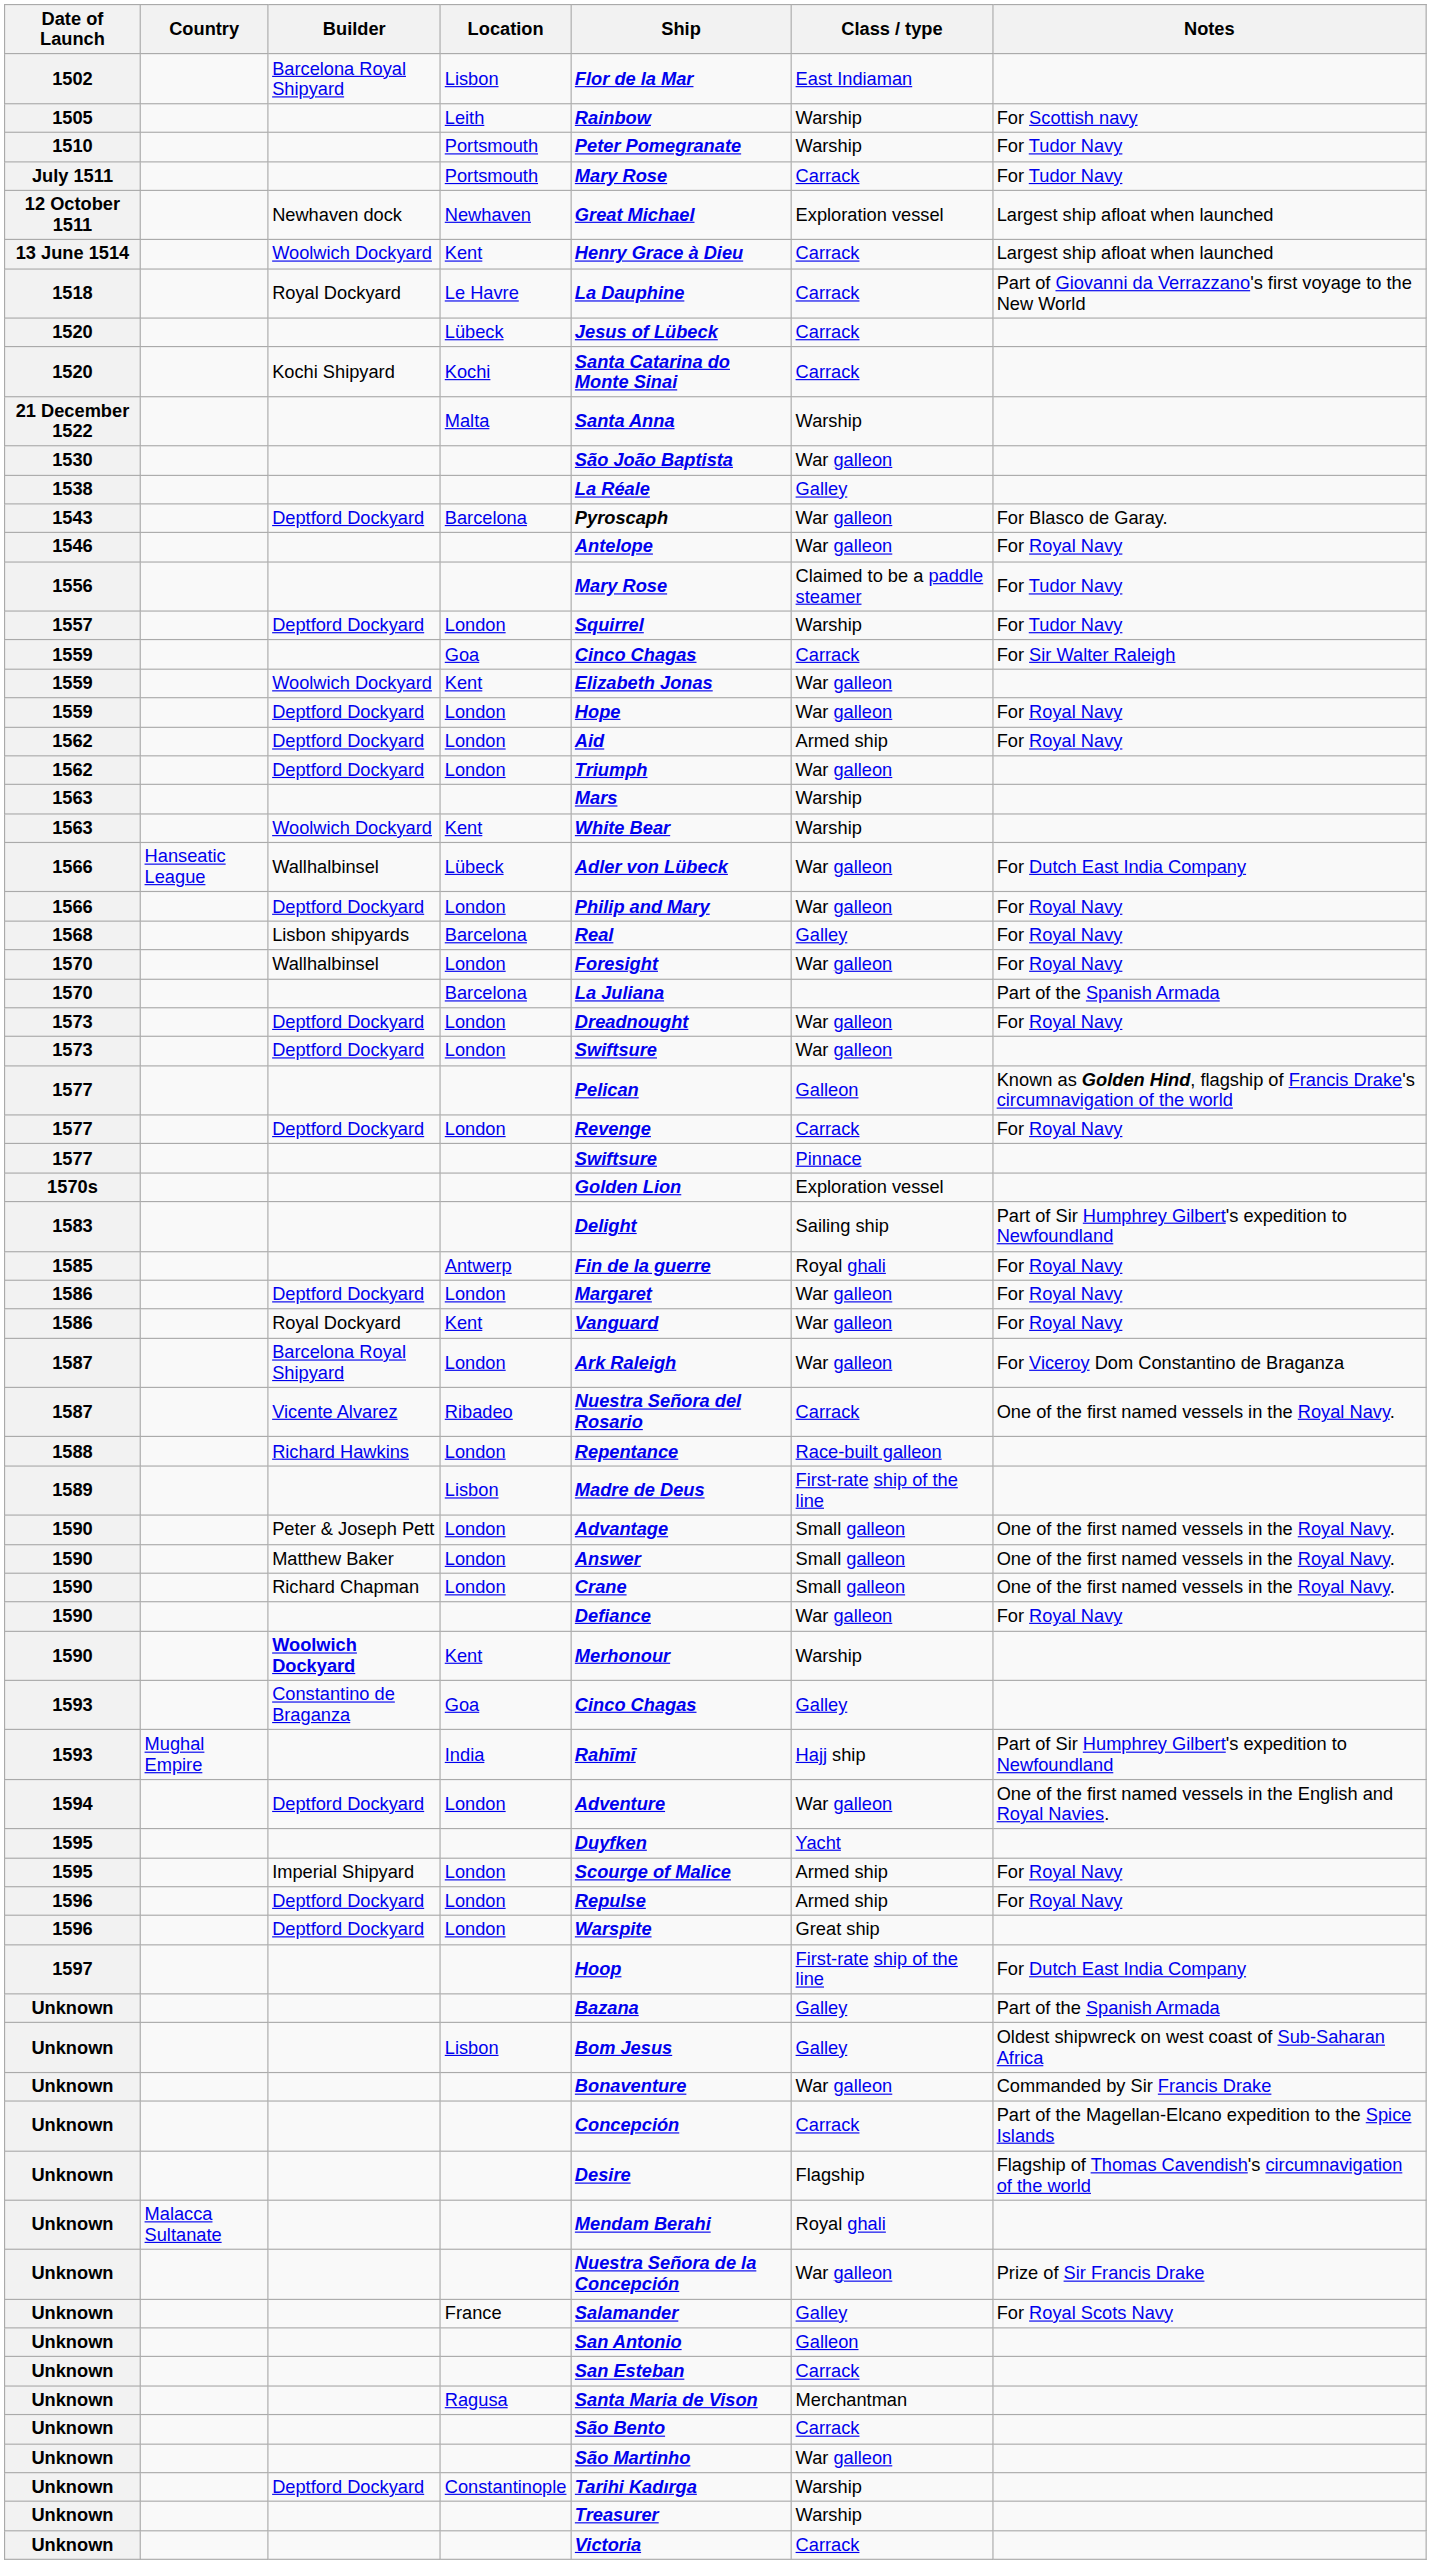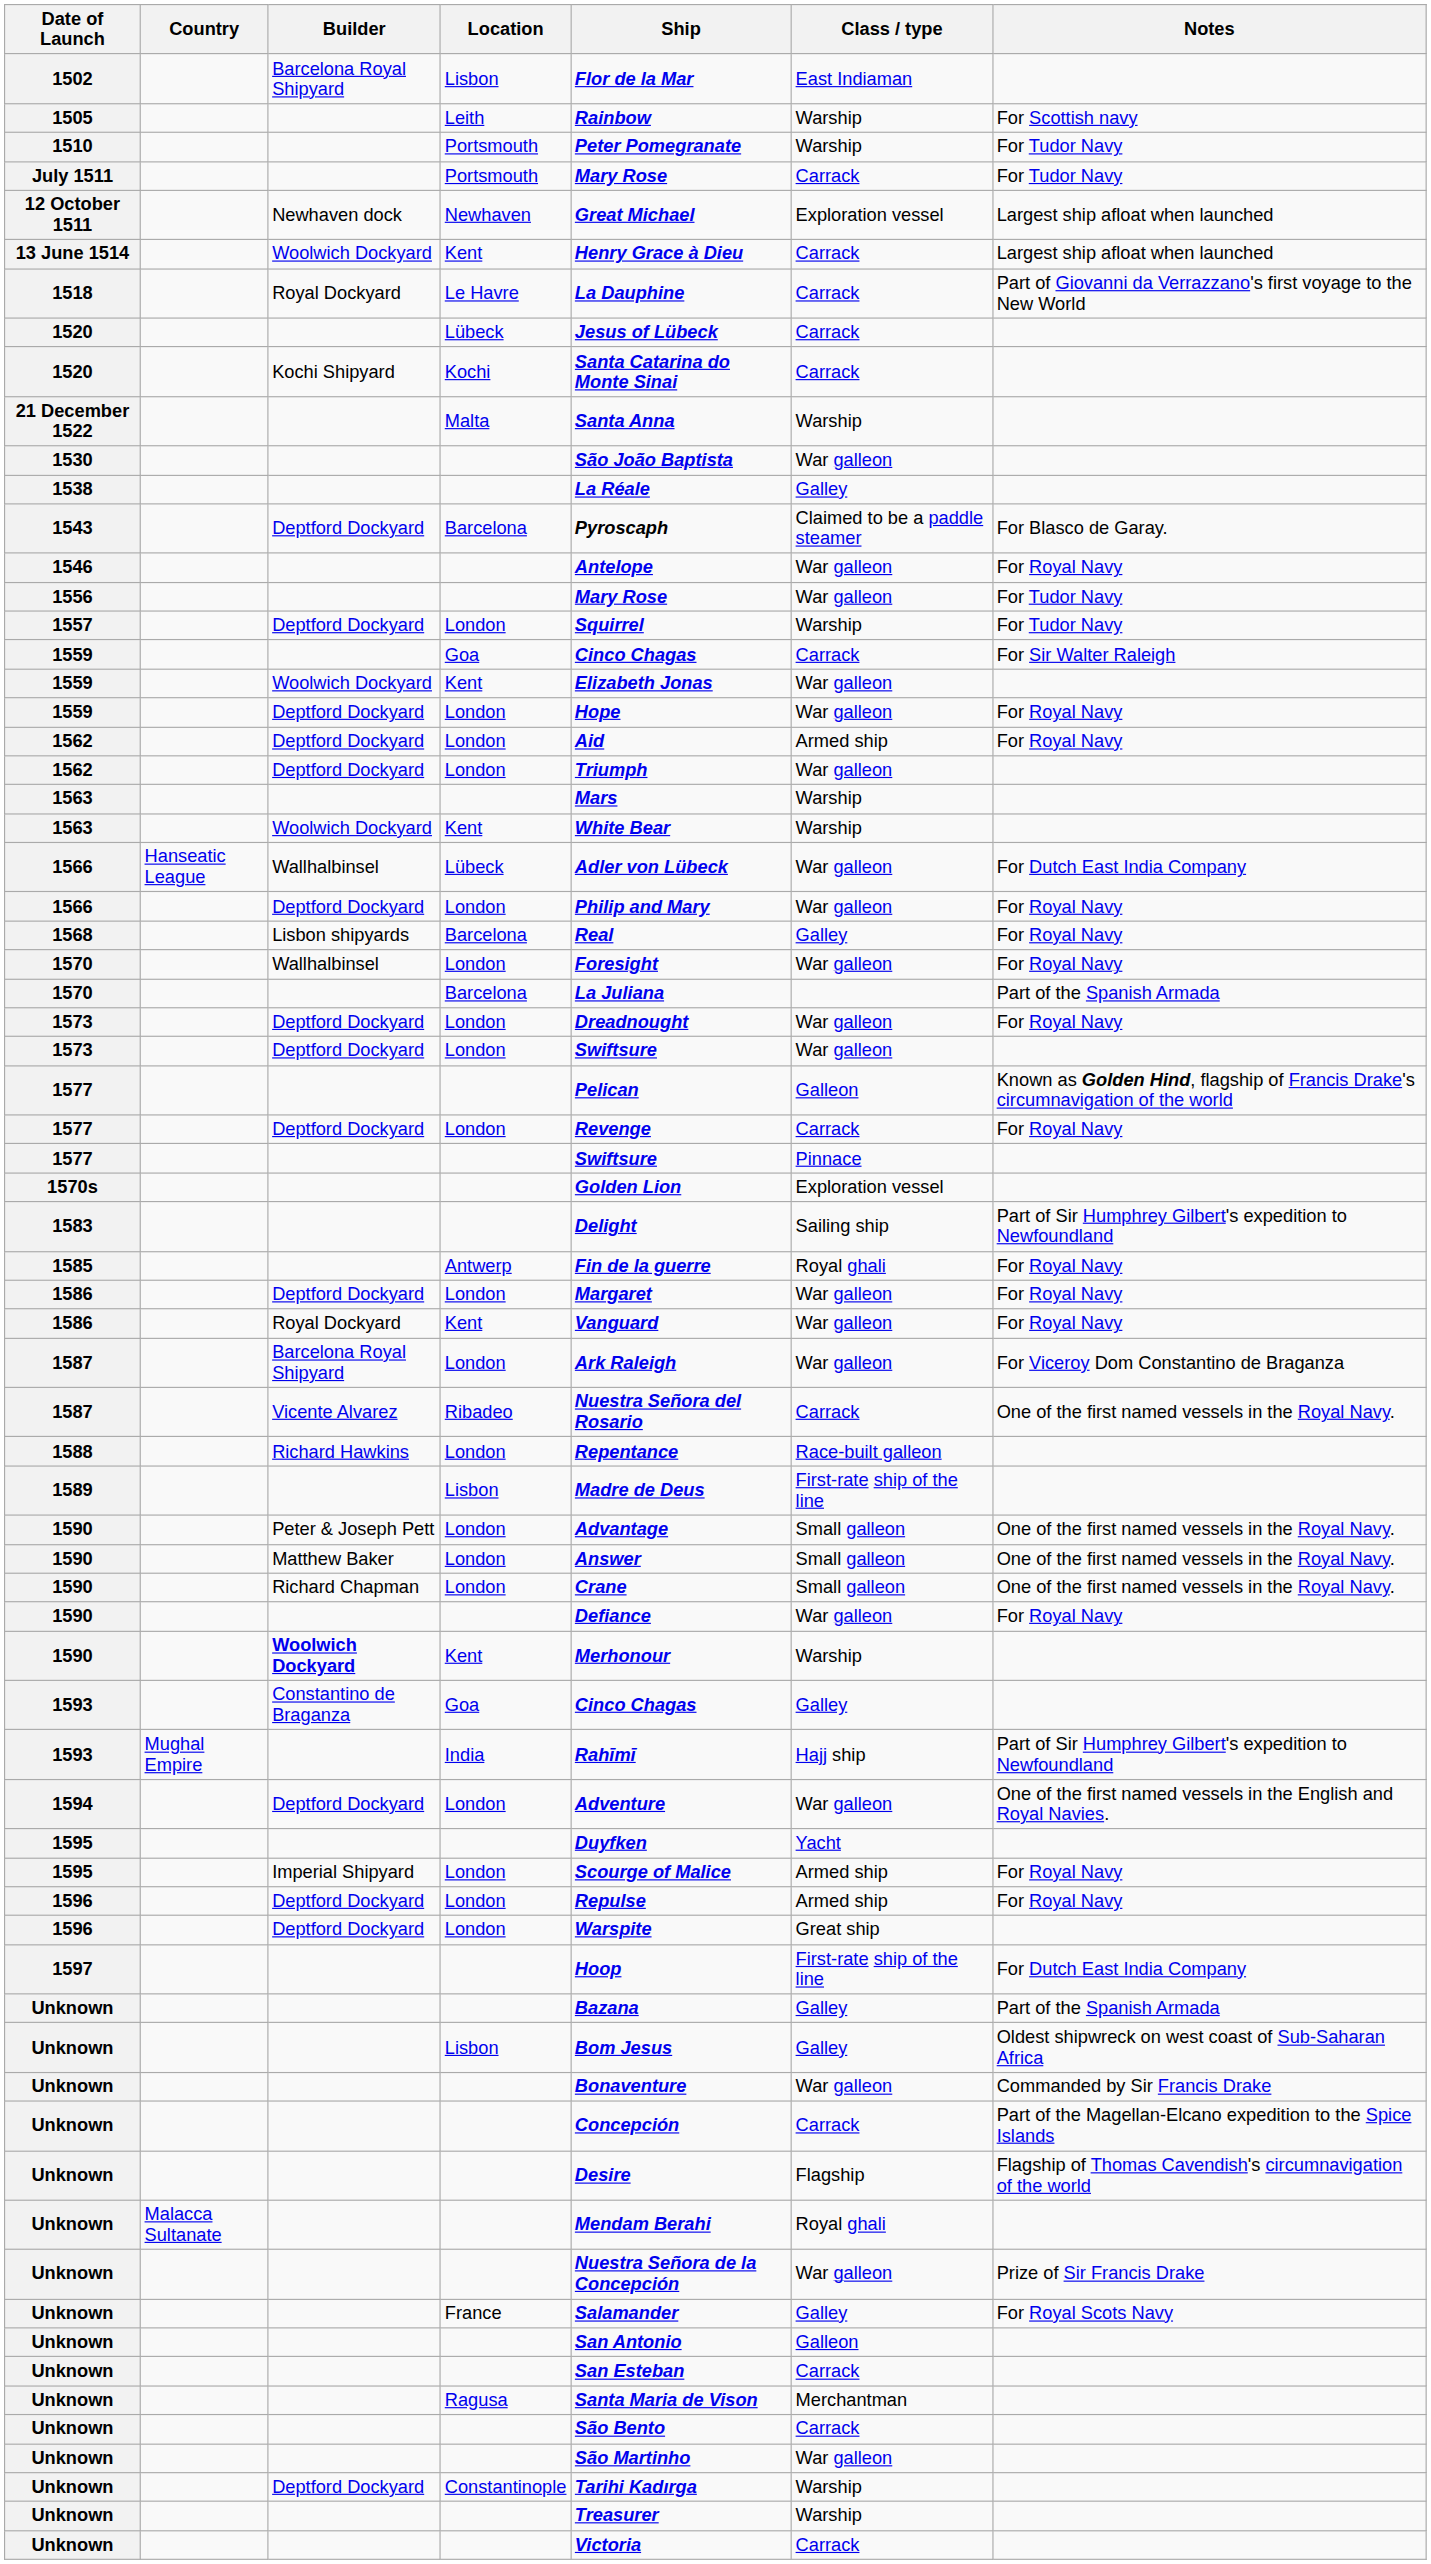(844, 518) War galleon -> (889, 528) Claimed to be a paddle steamer
(889, 586) Claimed to be a paddle steamer -> (844, 596) War galleon
